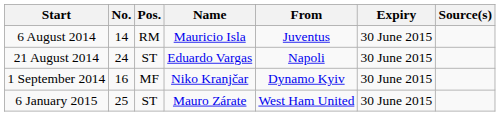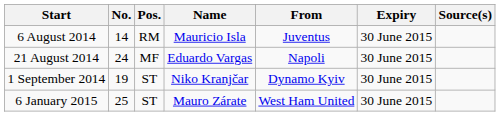(149, 57) ST -> (149, 57) MF
(121, 79) 16 -> (121, 79) 19
(149, 79) MF -> (149, 79) ST
